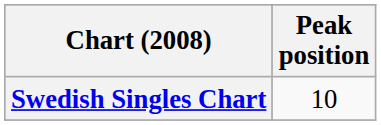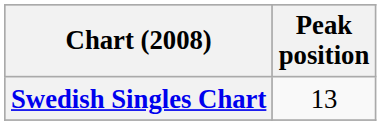(324, 98) 10 -> (324, 98) 13
